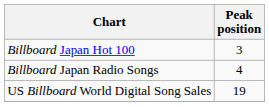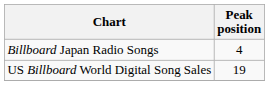- row: (71, 49)
